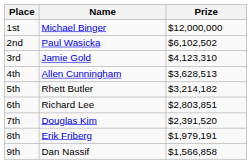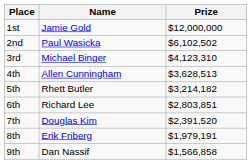(74, 27) Michael Binger -> (66, 27) Jamie Gold
(66, 58) Jamie Gold -> (74, 58) Michael Binger
